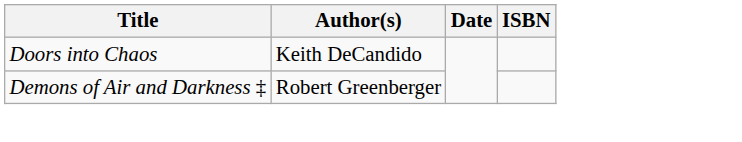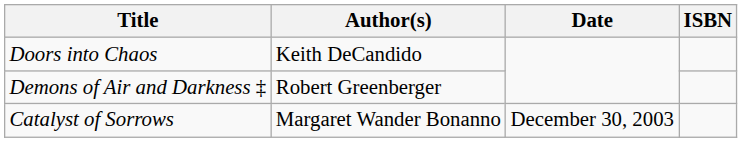+ row: (92, 119)
